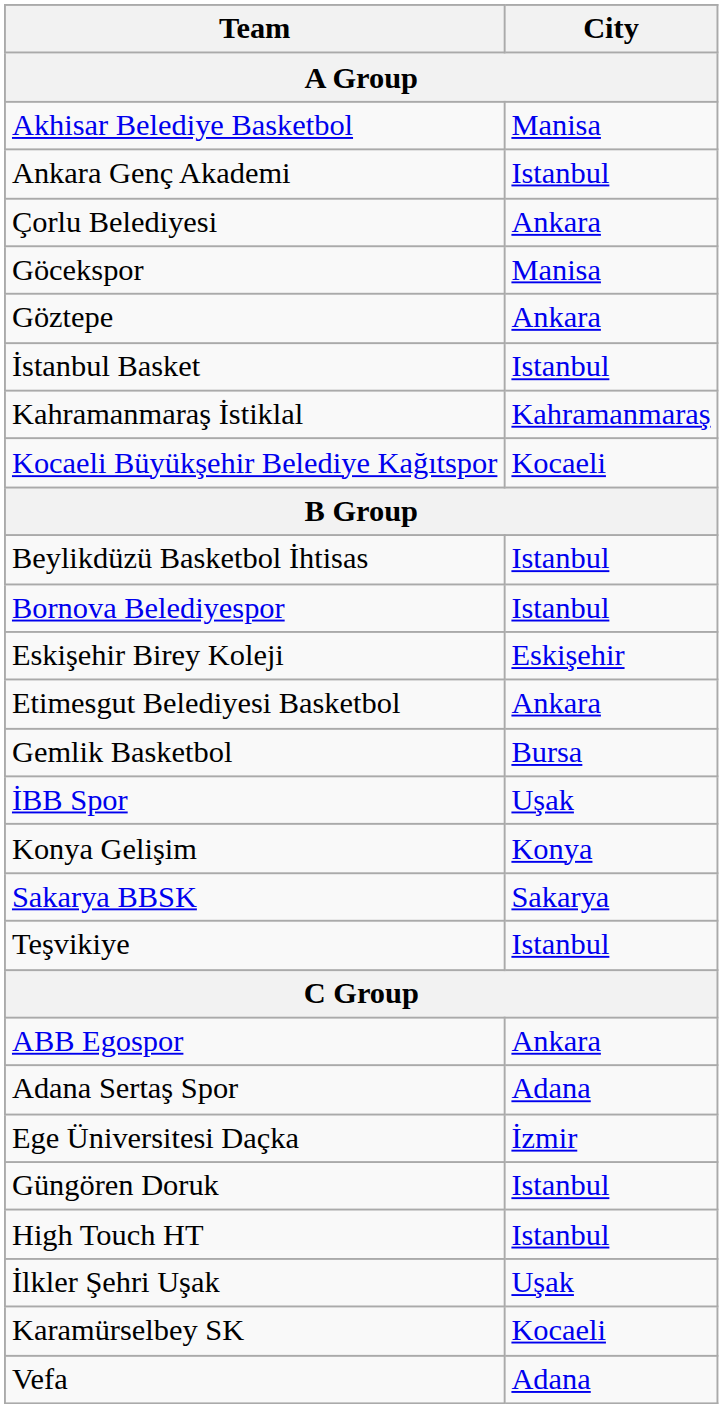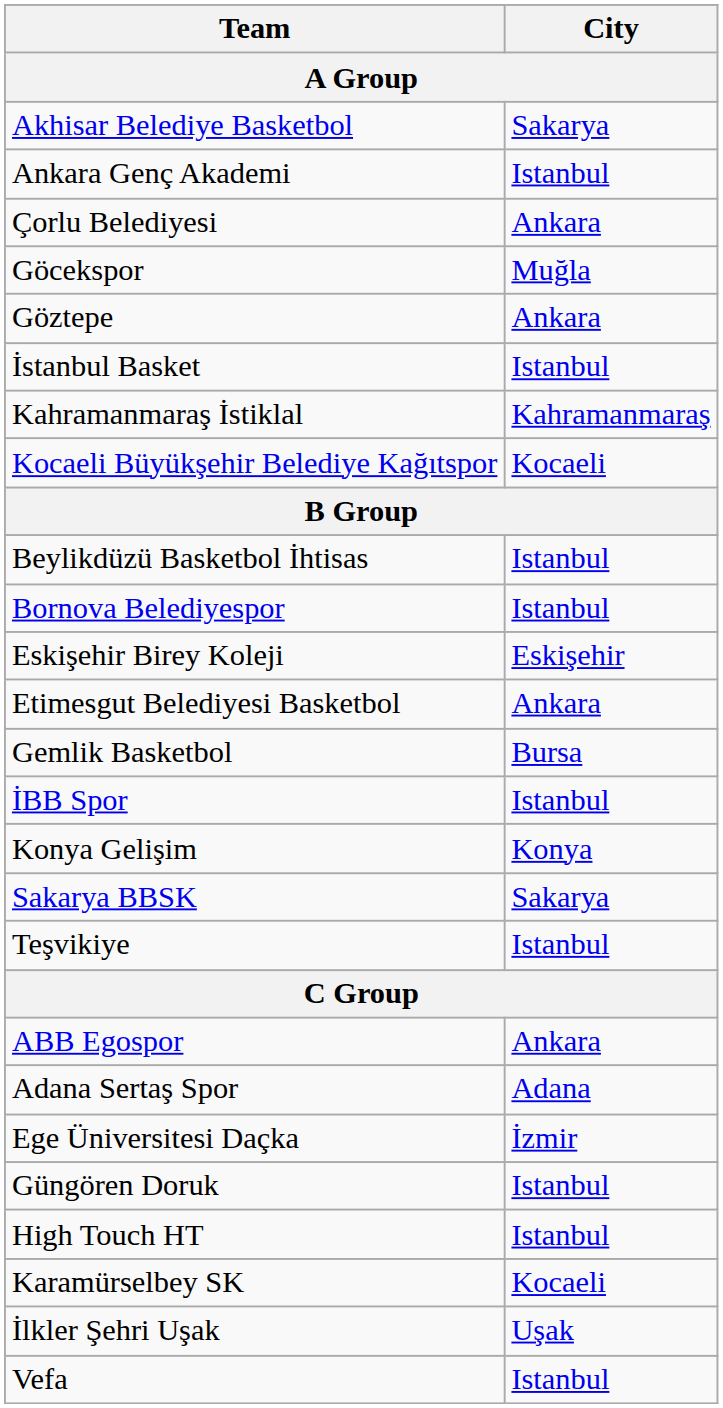(556, 125) Manisa -> (560, 125) Sakarya
(556, 269) Manisa -> (551, 269) Muğla
(543, 800) Uşak -> (560, 800) Istanbul
rows swapped: (116, 1282) <-> (128, 1330)
(551, 1378) Adana -> (560, 1378) Istanbul
